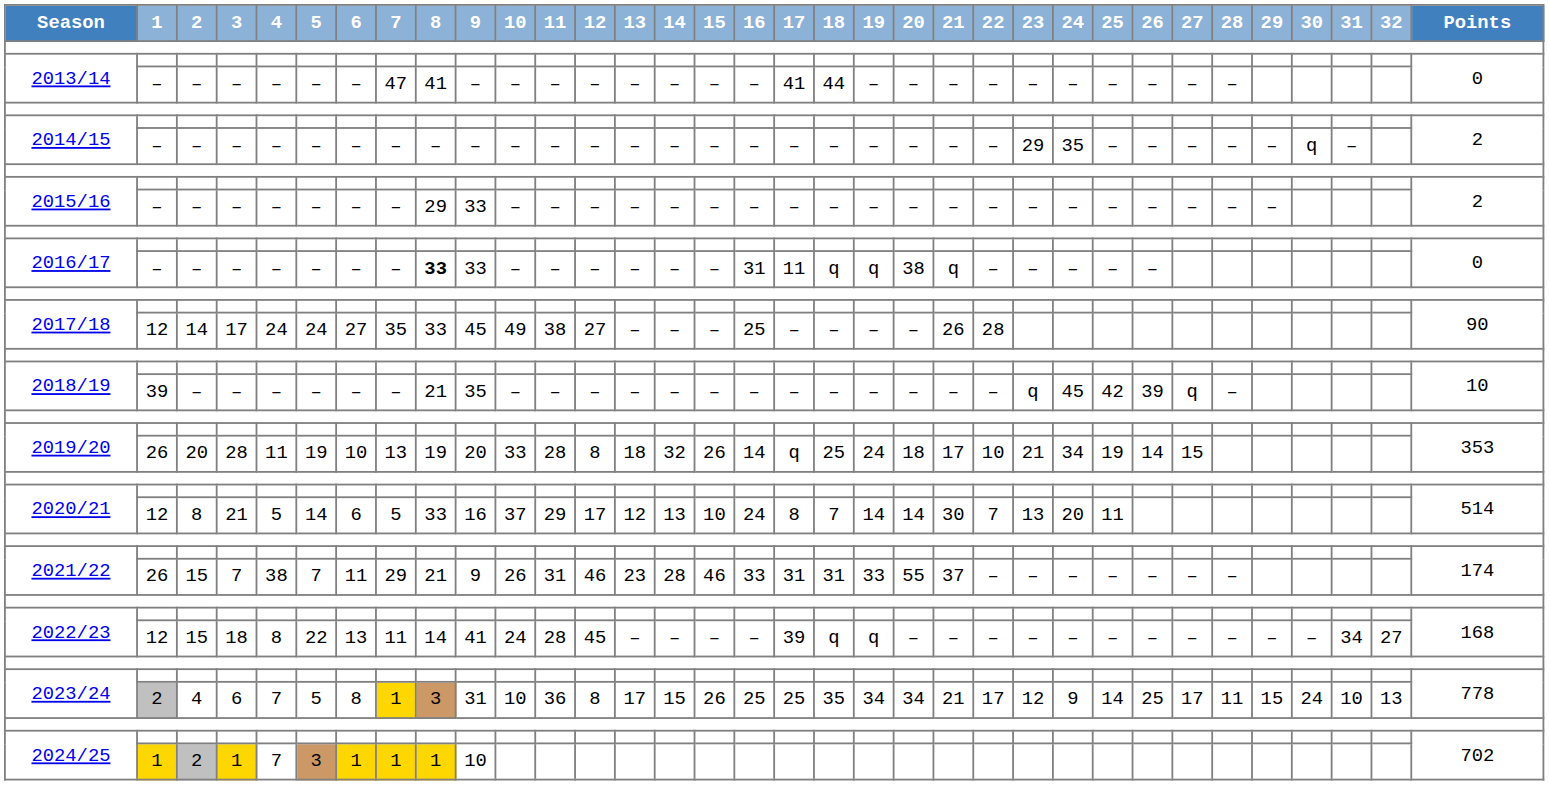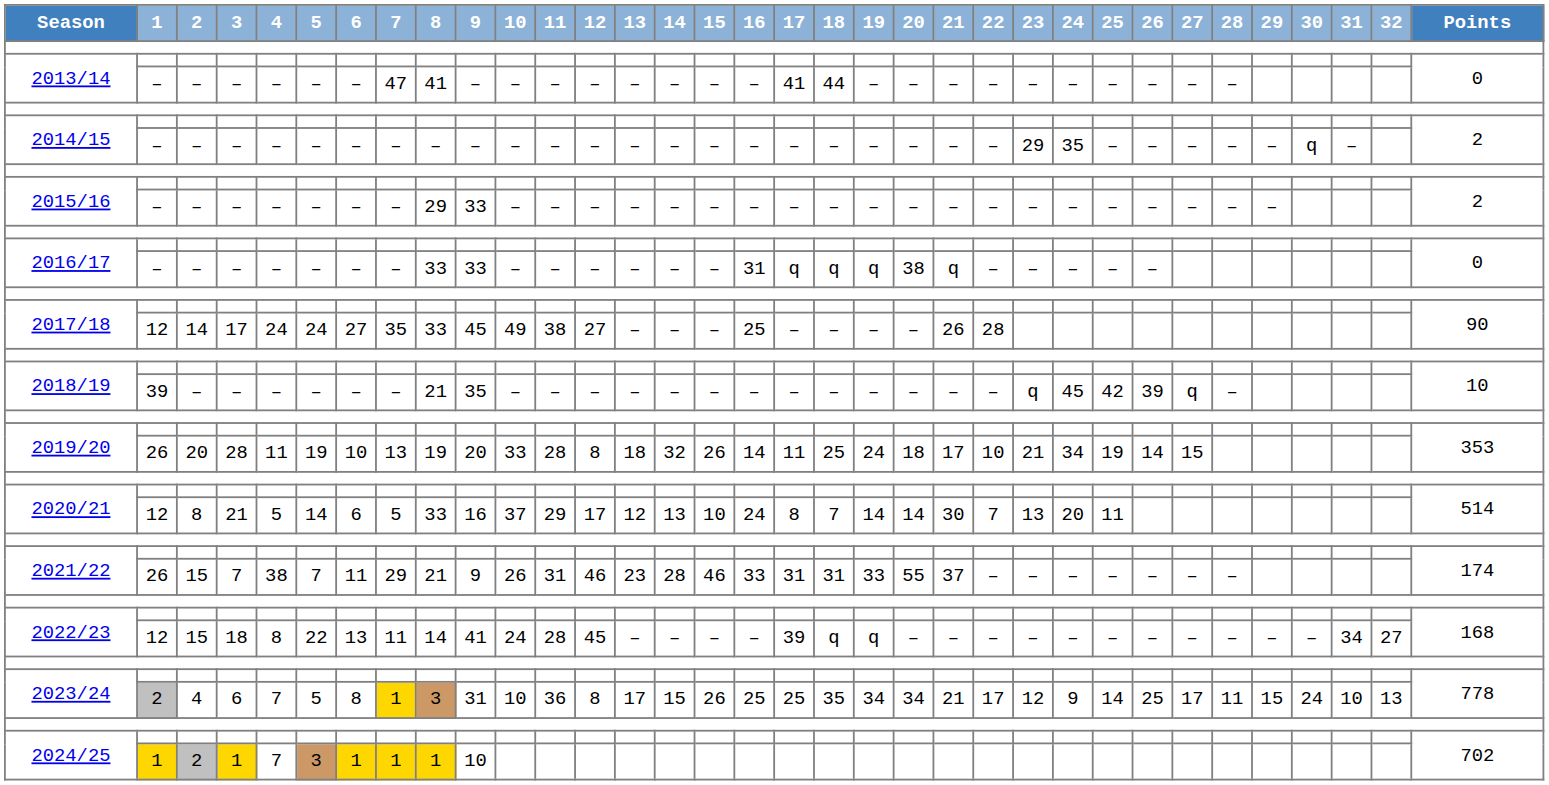(436, 268) bold -> (436, 268) normal
(794, 268) 11 -> (794, 268) q
(794, 453) q -> (794, 453) 11
